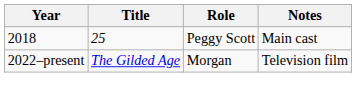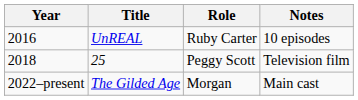+ row: (117, 38)
(290, 38) Main cast -> (306, 60) Television film
(305, 60) Television film -> (291, 83) Main cast
